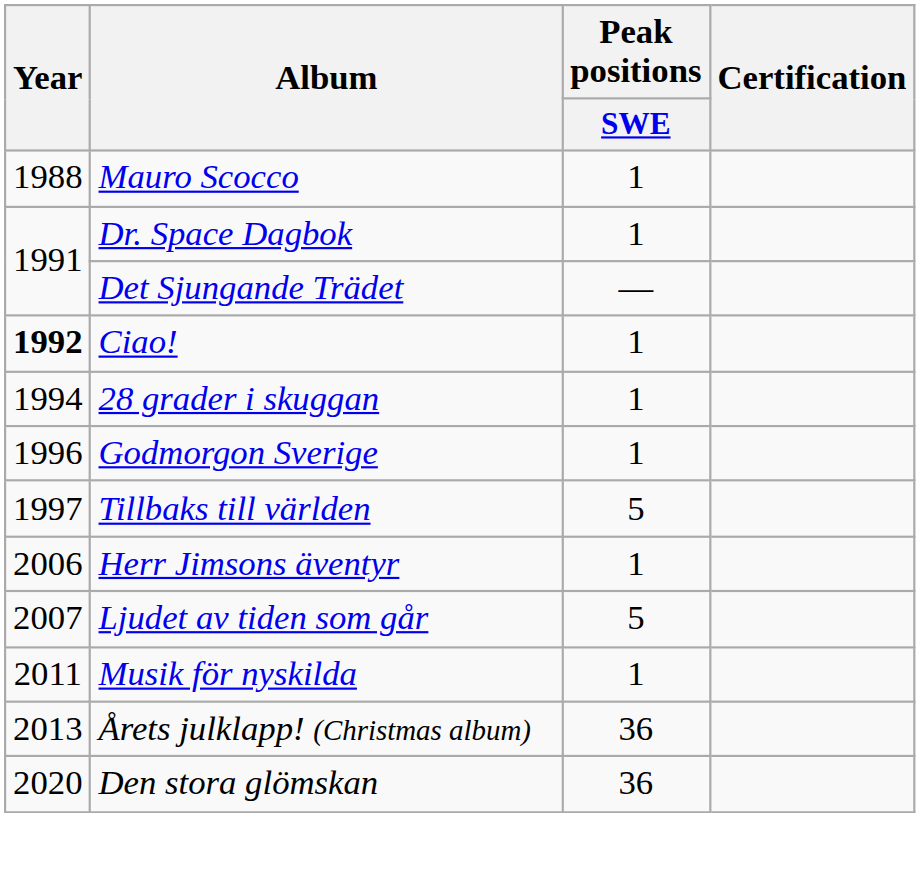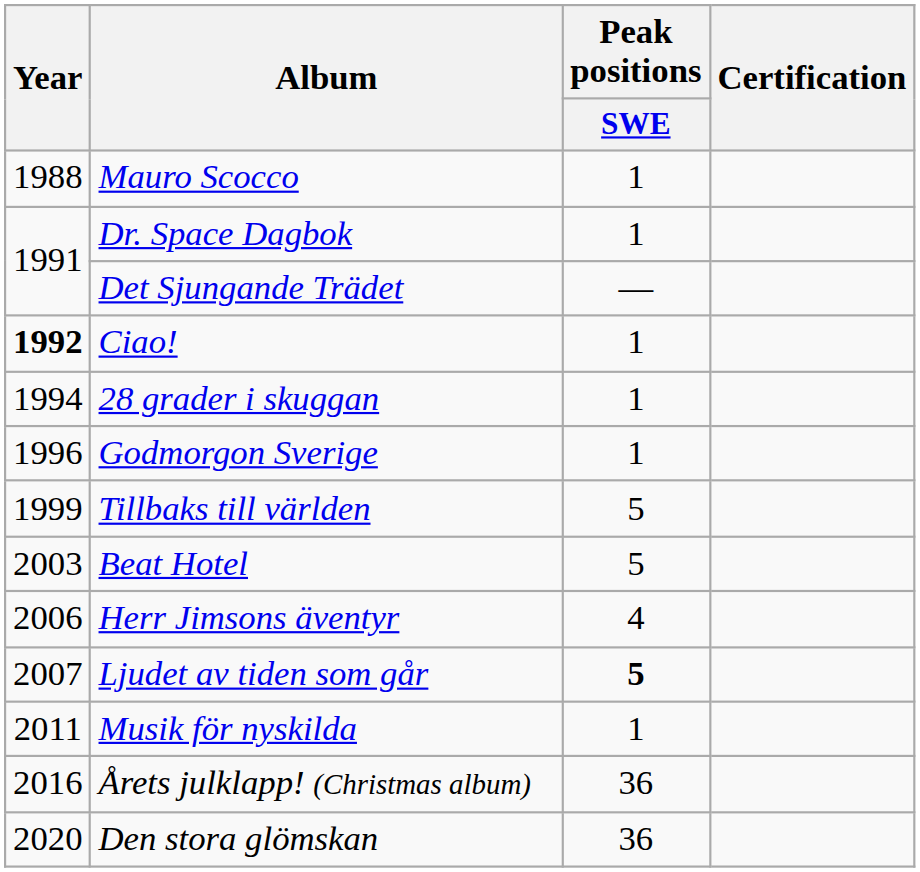(48, 508) 1997 -> (48, 508) 1999
+ row: (173, 563)
(636, 563) 1 -> (636, 618) 4
(636, 618) normal -> (636, 673) bold
(48, 728) 2013 -> (48, 783) 2016
